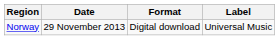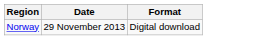- column: (238, 12)
